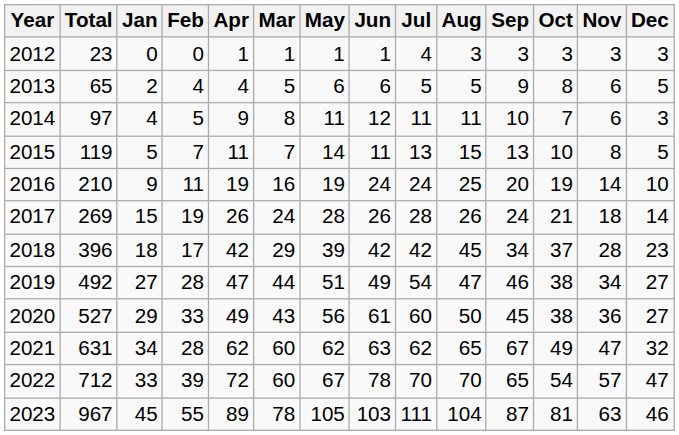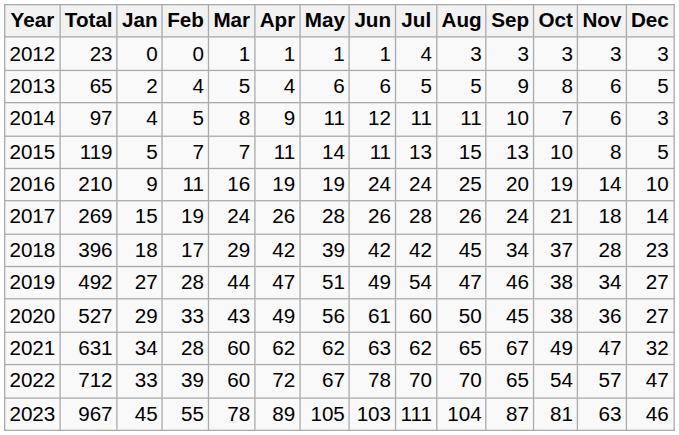columns swapped: (277, 20) <-> (231, 20)
